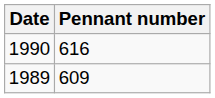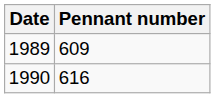rows swapped: (30, 78) <-> (30, 48)
